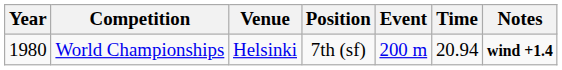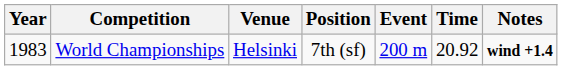(28, 49) 1980 -> (28, 49) 1983
(457, 49) 20.94 -> (457, 49) 20.92
